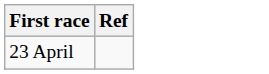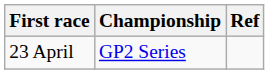+ column: (160, 20)
